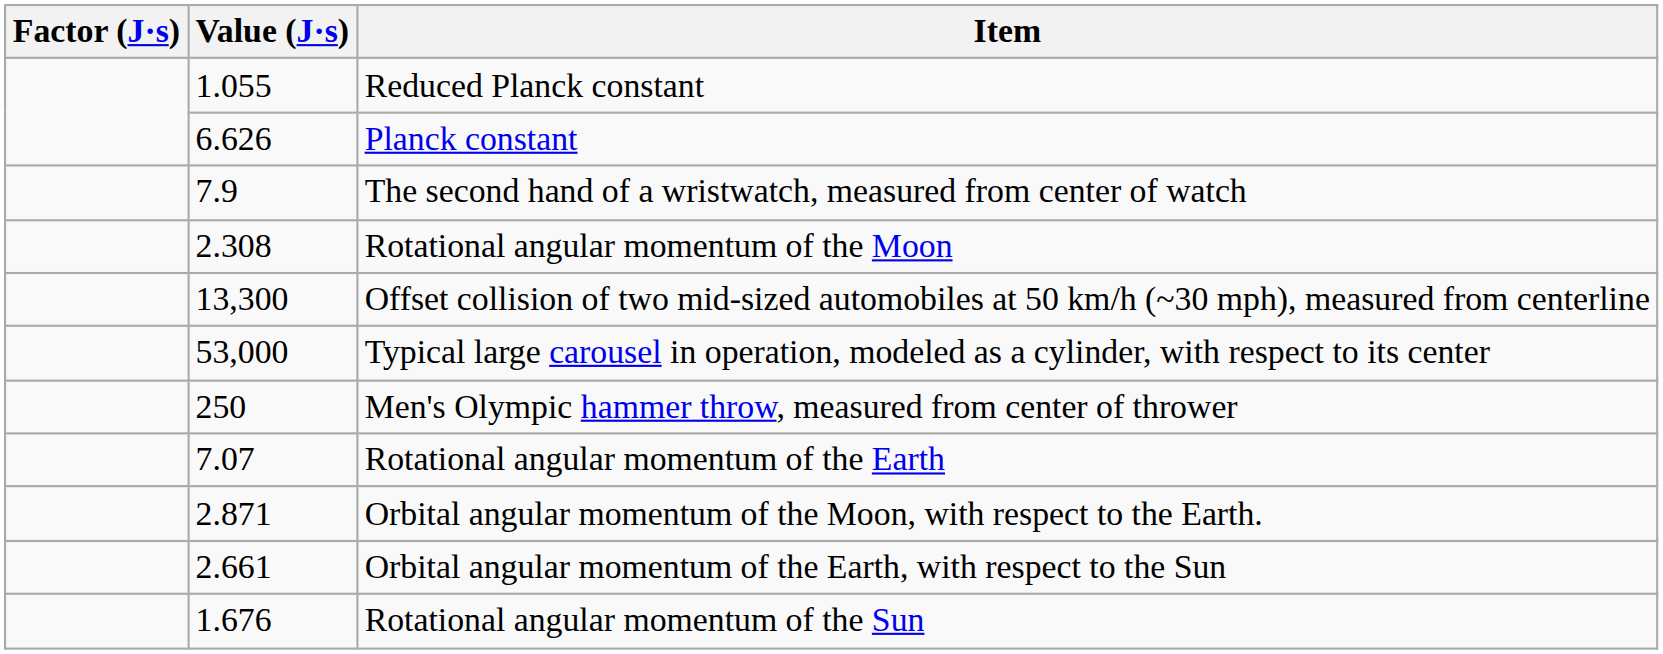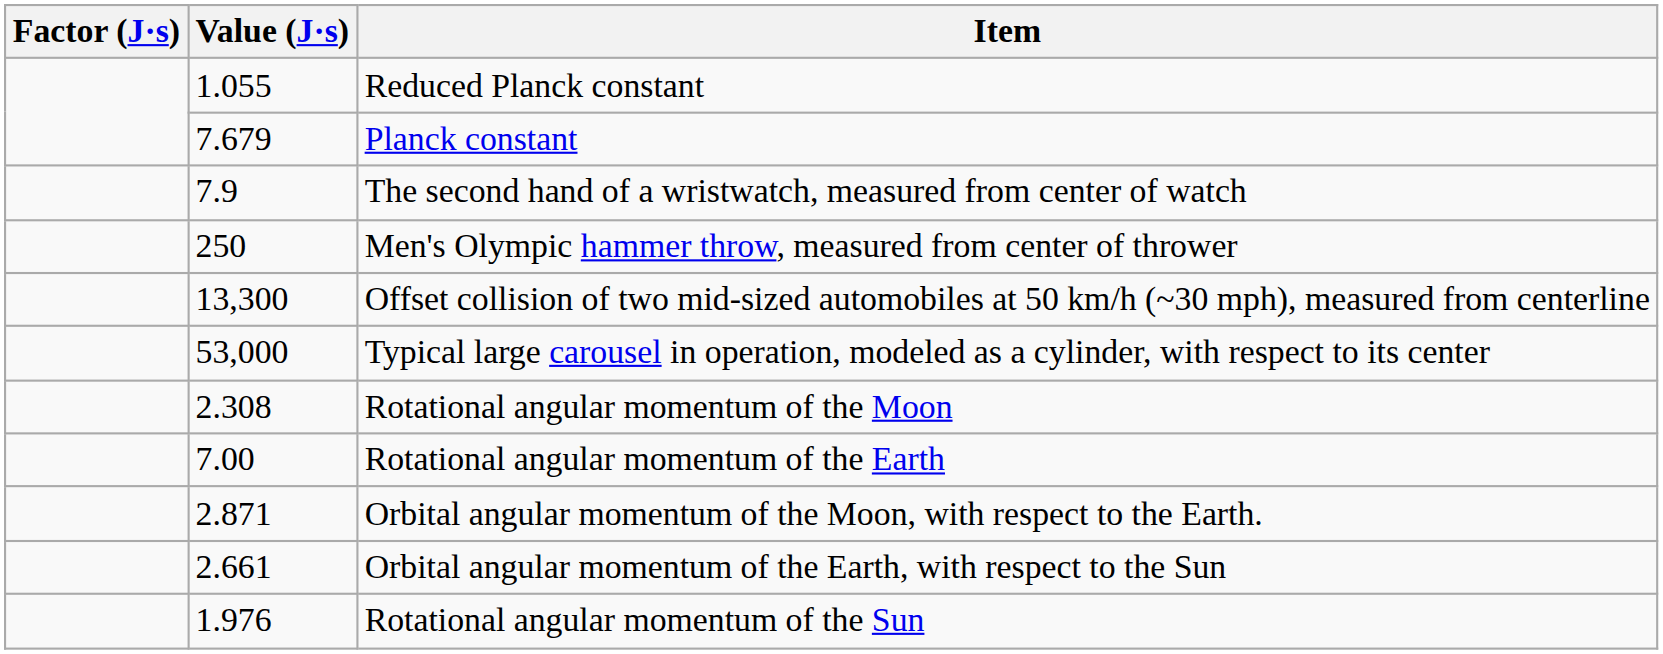(234, 138) 6.626 -> (234, 138) 7.679
rows swapped: (801, 406) <-> (659, 245)
(225, 459) 7.07 -> (225, 459) 7.00
(234, 620) 1.676 -> (234, 620) 1.976
